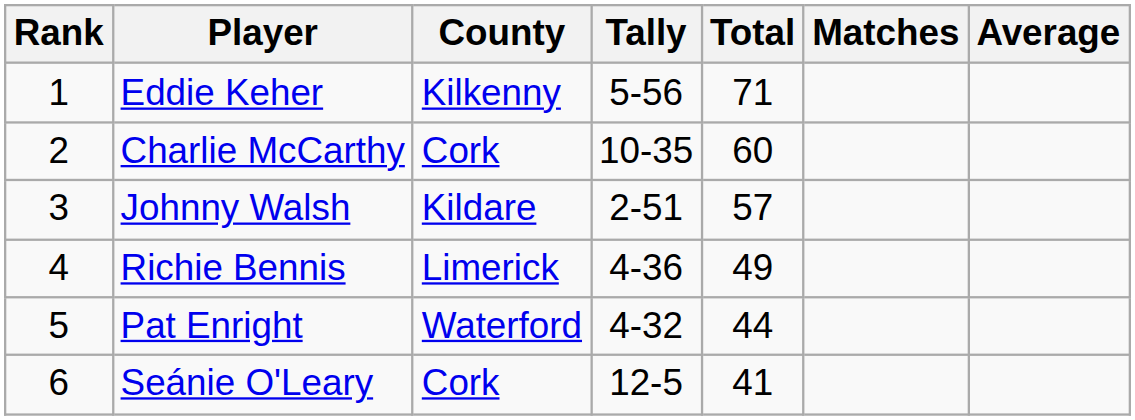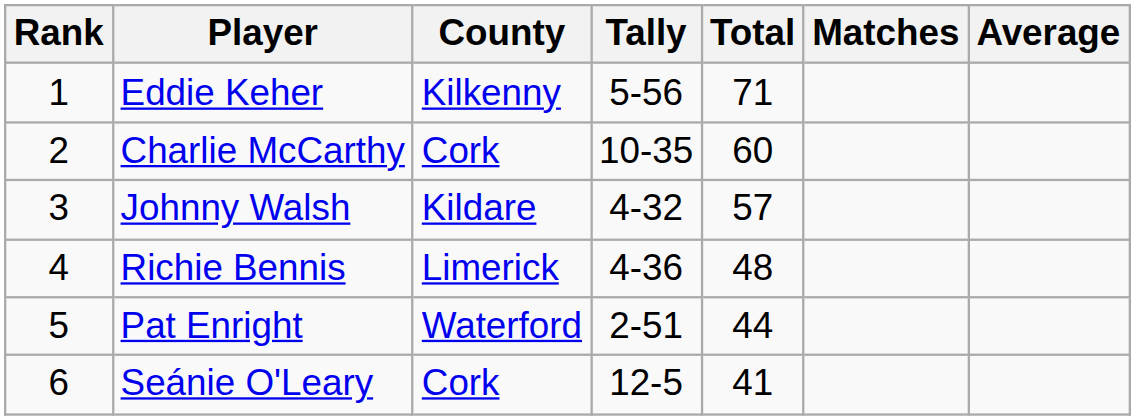(646, 208) 2-51 -> (646, 208) 4-32
(753, 267) 49 -> (753, 267) 48
(646, 325) 4-32 -> (646, 325) 2-51
